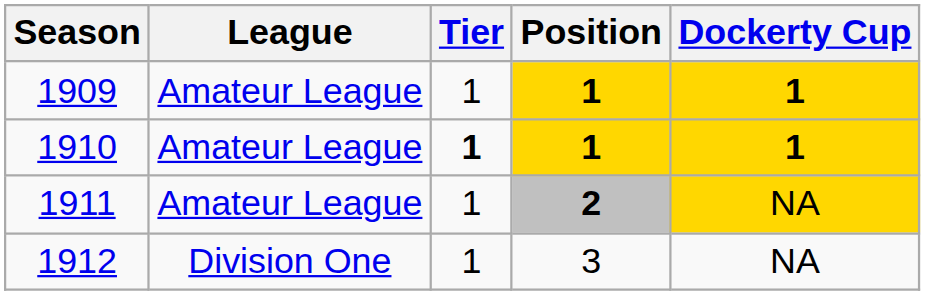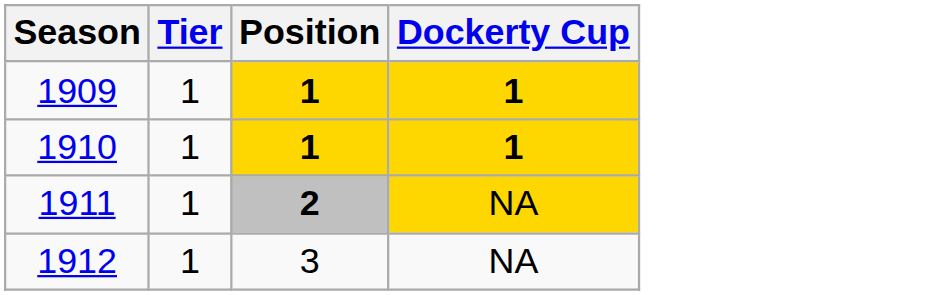- column: (290, 32)
(471, 146) bold -> (190, 146) normal
